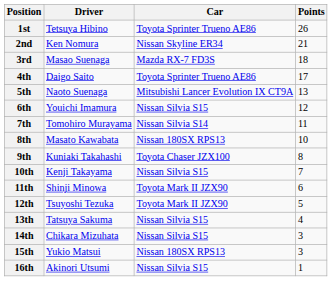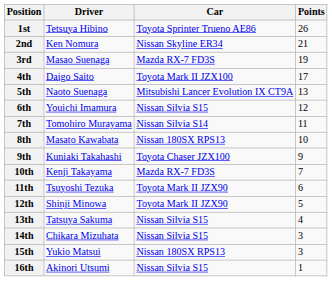(303, 60) 18 -> (303, 60) 19
(196, 76) Toyota Sprinter Trueno AE86 -> (185, 76) Toyota Mark II JZX100
(300, 156) 8 -> (300, 156) 9
(172, 172) Nissan Silvia S15 -> (176, 172) Mazda RX-7 FD3S
(76, 188) Shinji Minowa -> (80, 188) Tsuyoshi Tezuka
(80, 204) Tsuyoshi Tezuka -> (76, 204) Shinji Minowa
